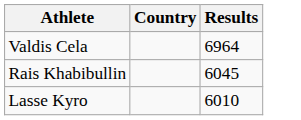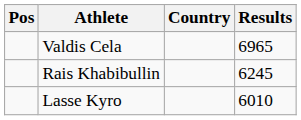+ column: (21, 18)
(222, 45) 6964 -> (256, 45) 6965
(222, 73) 6045 -> (256, 73) 6245
